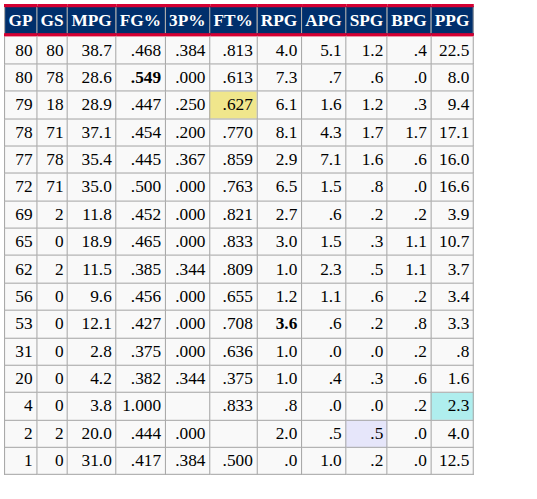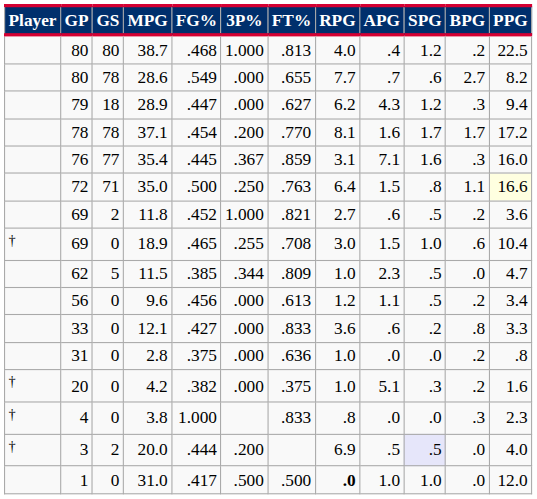+ column: (33, 20)
(190, 49) .384 -> (244, 49) 1.000
(331, 49) 5.1 -> (394, 49) .4
(420, 49) .4 -> (479, 49) .2
(146, 77) bold -> (202, 77) normal
(238, 77) .613 -> (296, 77) .655
(286, 77) 7.3 -> (345, 77) 7.7
(420, 77) .0 -> (474, 77) 2.7
(459, 77) 8.0 -> (517, 77) 8.2
(190, 104) .250 -> (249, 104) .000
(238, 104) khaki background -> (296, 104) no background
(286, 104) 6.1 -> (345, 104) 6.2
(331, 104) 1.6 -> (389, 104) 4.3
(55, 132) 71 -> (111, 132) 78
(331, 132) 4.3 -> (389, 132) 1.6
(454, 132) 17.1 -> (513, 132) 17.2
(24, 159) 77 -> (80, 159) 76
(55, 159) 78 -> (111, 159) 77
(286, 159) 2.9 -> (345, 159) 3.1
(420, 159) .6 -> (479, 159) .3
(190, 186) .000 -> (249, 186) .250
(286, 186) 6.5 -> (345, 186) 6.4
(420, 186) .0 -> (474, 186) 1.1
(454, 186) no background -> (513, 186) lightyellow background
(190, 214) .000 -> (244, 214) 1.000
(377, 214) .2 -> (435, 214) .5
(459, 214) 3.9 -> (517, 214) 3.6
(24, 241) 65 -> (80, 244) 69
(190, 241) .000 -> (249, 244) .255
(238, 241) .833 -> (296, 244) .708
(377, 241) .3 -> (431, 244) 1.0
(416, 241) 1.1 -> (479, 244) .6
(454, 241) 10.7 -> (513, 244) 10.4
(59, 269) 2 -> (115, 273) 5
(416, 269) 1.1 -> (479, 273) .0
(459, 269) 3.7 -> (517, 273) 4.7
(238, 296) .655 -> (296, 301) .613
(377, 296) .6 -> (435, 301) .5
(24, 323) 53 -> (80, 328) 33
(238, 323) .708 -> (296, 328) .833
(286, 323) bold -> (345, 328) normal
(190, 378) .344 -> (249, 385) .000
(335, 378) .4 -> (389, 385) 5.1
(420, 378) .6 -> (479, 385) .2
(420, 406) .2 -> (479, 417) .3
(459, 406) paleturquoise background -> (517, 417) no background
(28, 433) 2 -> (84, 449) 3
(190, 433) .000 -> (249, 449) .200
(286, 433) 2.0 -> (345, 449) 6.9
(190, 461) .384 -> (249, 479) .500
(291, 461) normal -> (349, 479) bold
(377, 461) .2 -> (431, 479) 1.0
(454, 461) 12.5 -> (513, 479) 12.0
